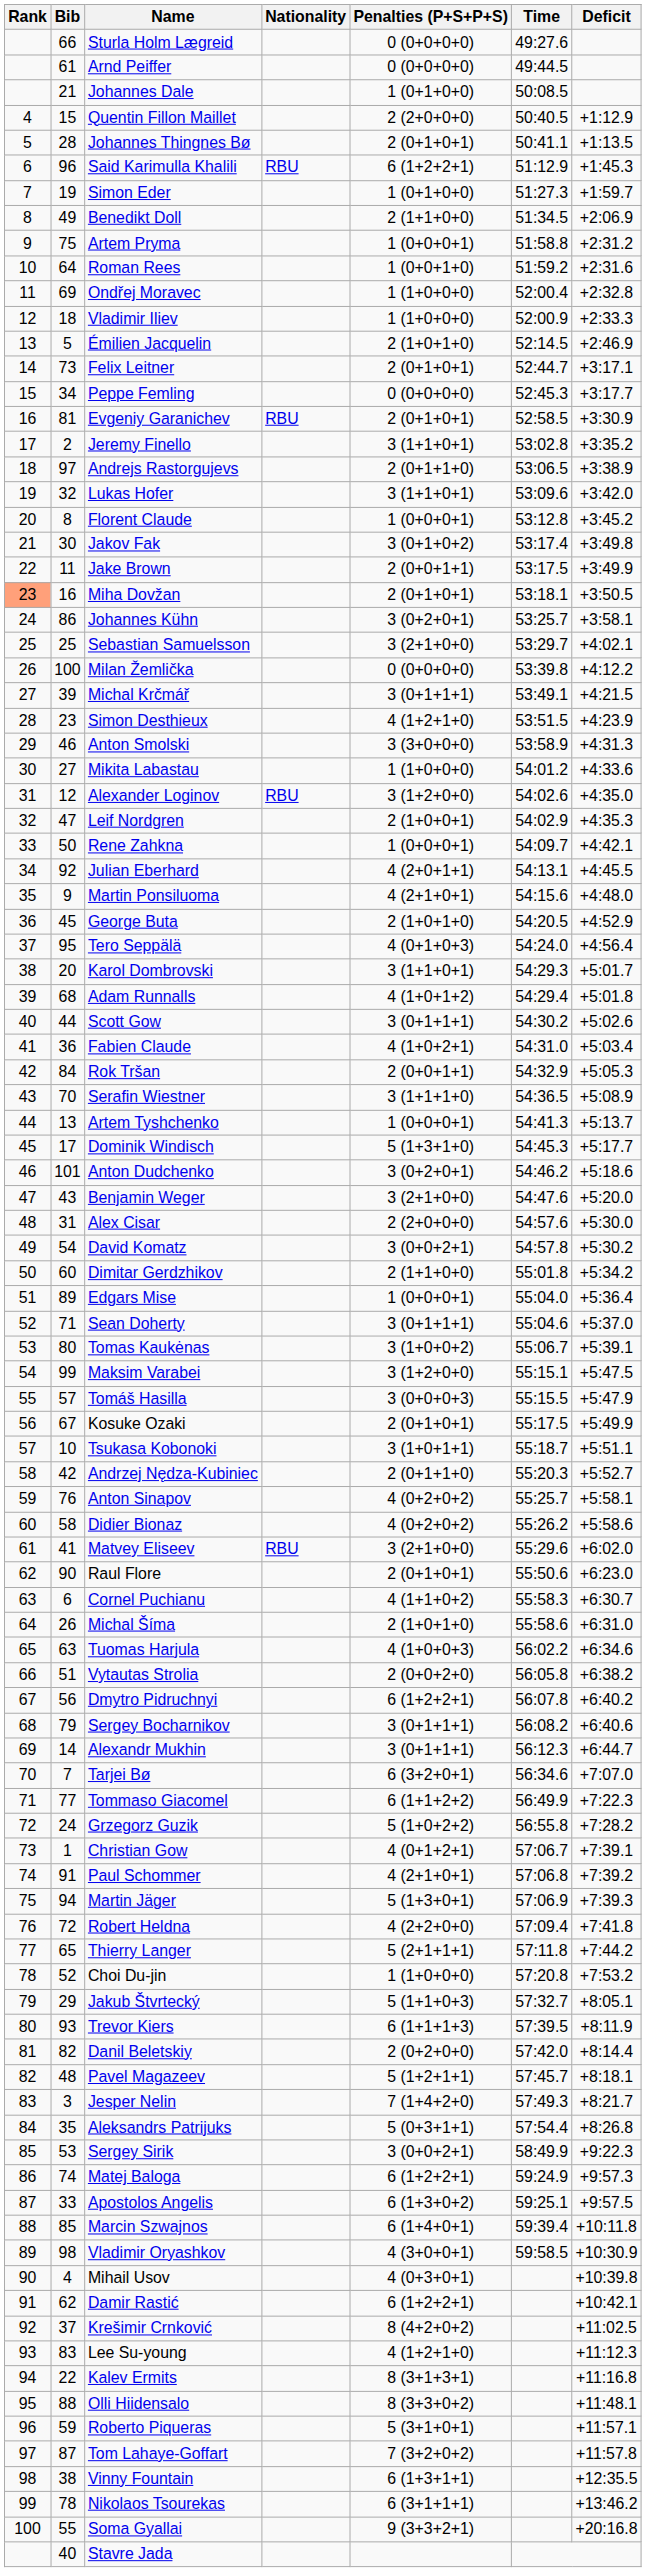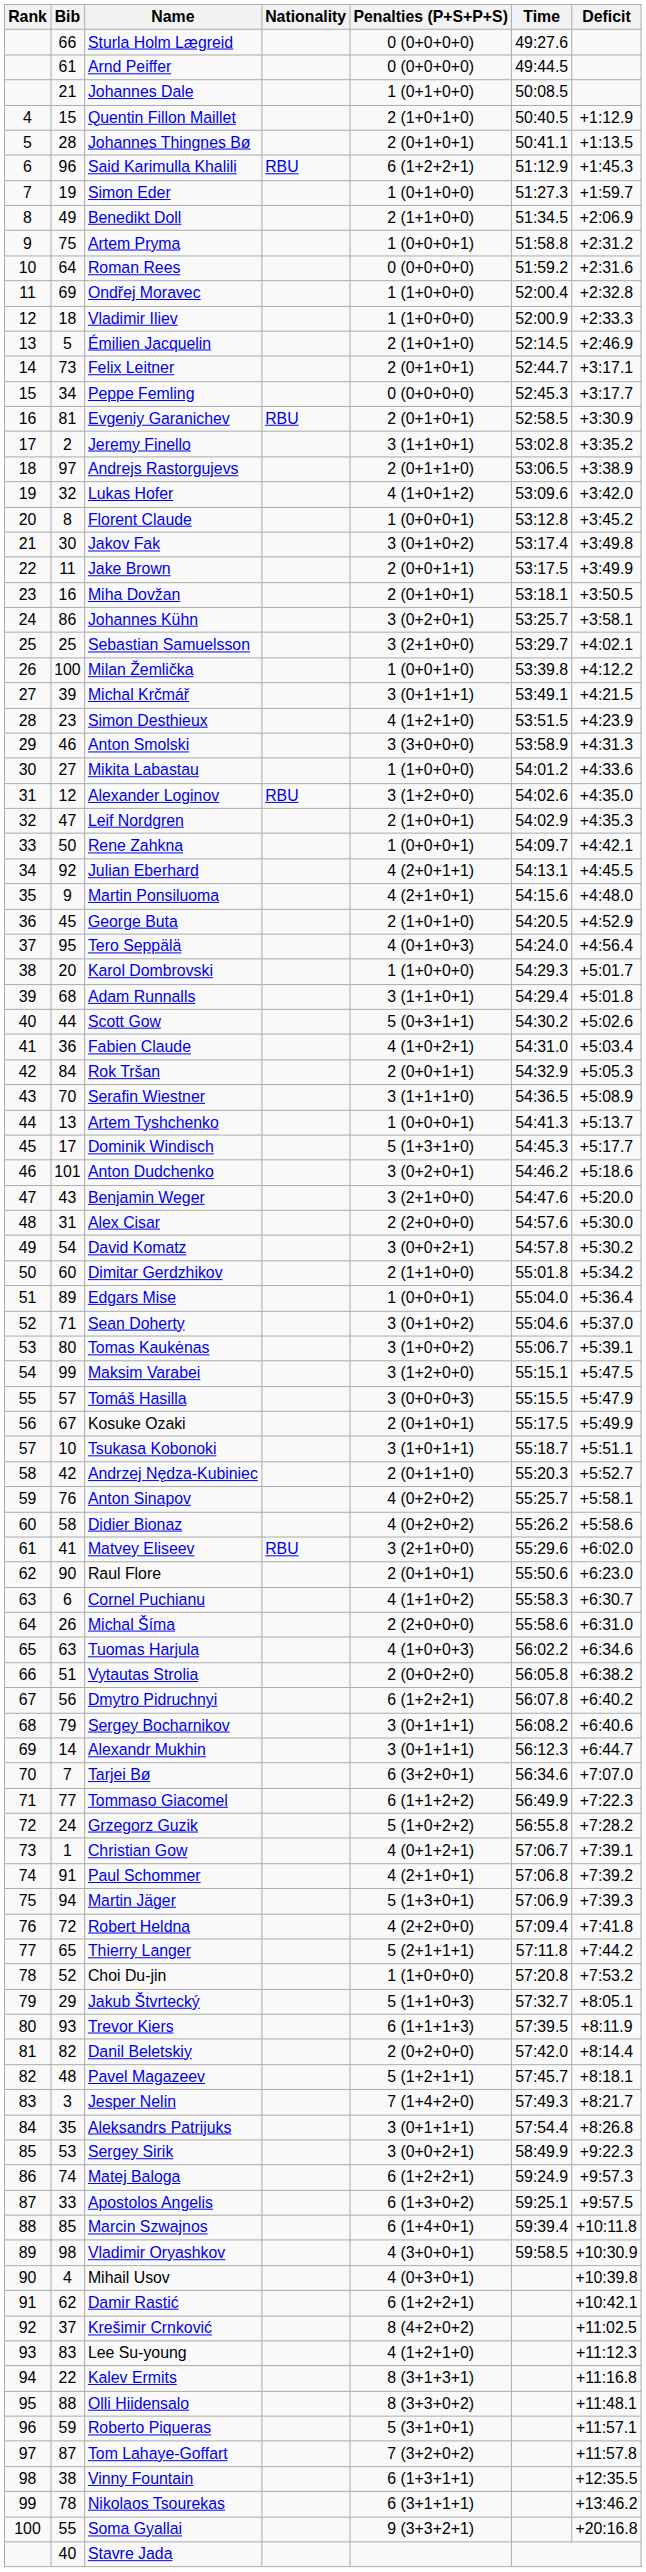(431, 117) 2 (2+0+0+0) -> (431, 117) 2 (1+0+1+0)
(431, 268) 1 (0+0+1+0) -> (431, 268) 0 (0+0+0+0)
(431, 494) 3 (1+1+0+1) -> (431, 494) 4 (1+0+1+2)
(28, 594) lightsalmon background -> (28, 594) no background
(431, 670) 0 (0+0+0+0) -> (431, 670) 1 (0+0+1+0)
(431, 971) 3 (1+1+0+1) -> (431, 971) 1 (1+0+0+0)
(431, 996) 4 (1+0+1+2) -> (431, 996) 3 (1+1+0+1)
(431, 1021) 3 (0+1+1+1) -> (431, 1021) 5 (0+3+1+1)
(431, 1323) 3 (0+1+1+1) -> (431, 1323) 3 (0+1+0+2)
(431, 1624) 2 (1+0+1+0) -> (431, 1624) 2 (2+0+0+0)
(431, 2127) 5 (0+3+1+1) -> (431, 2127) 3 (0+1+1+1)
